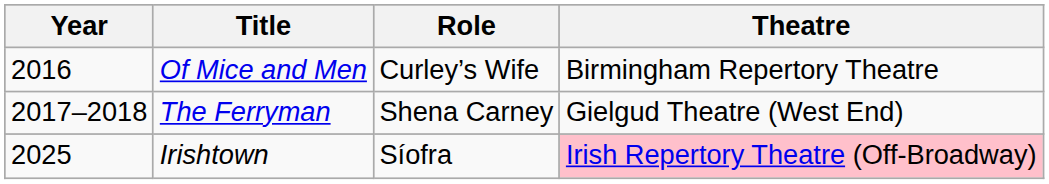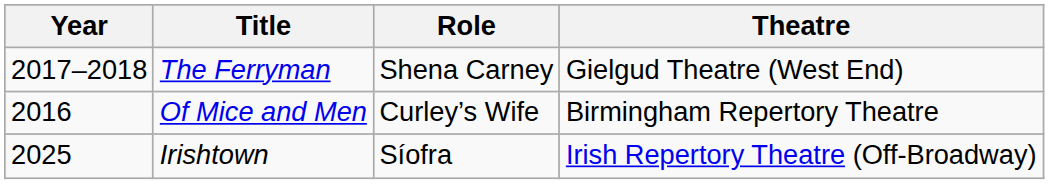rows swapped: (263, 69) <-> (245, 112)
(801, 155) pink background -> (801, 155) no background
